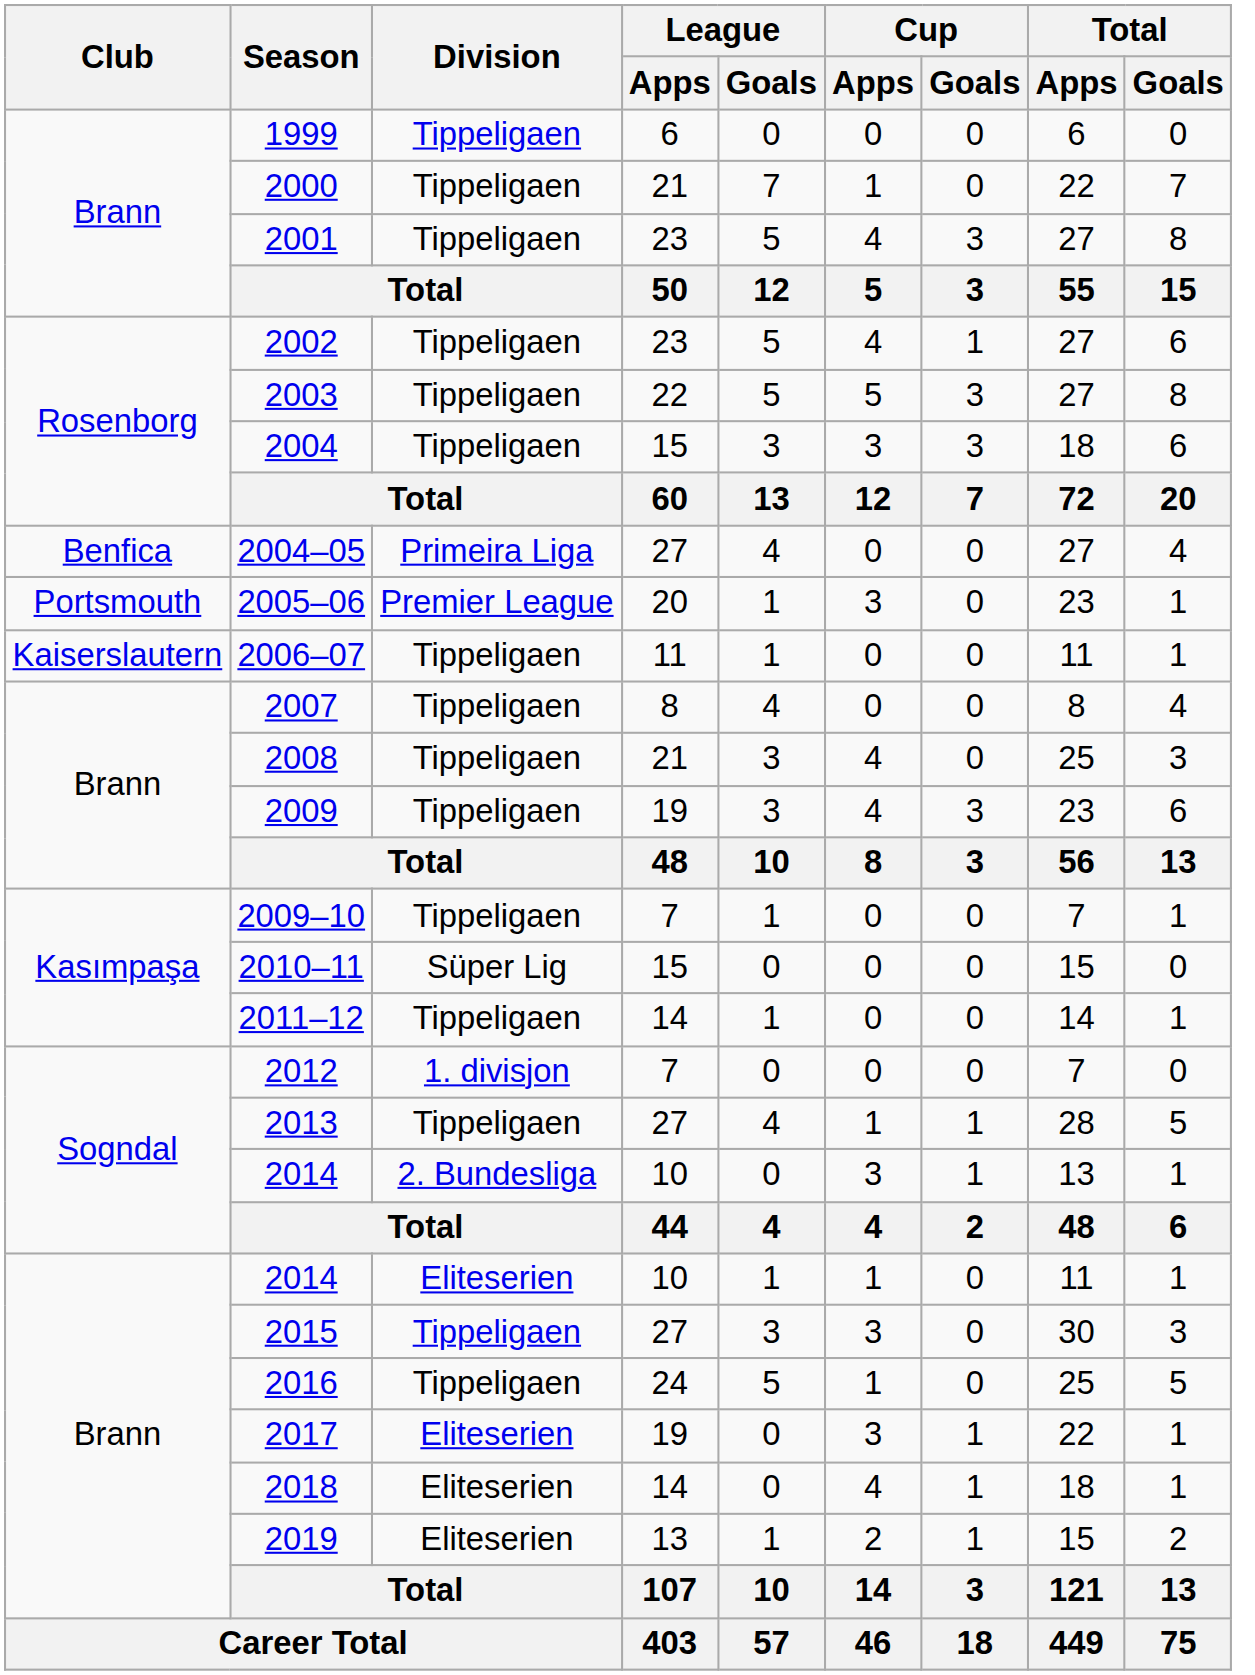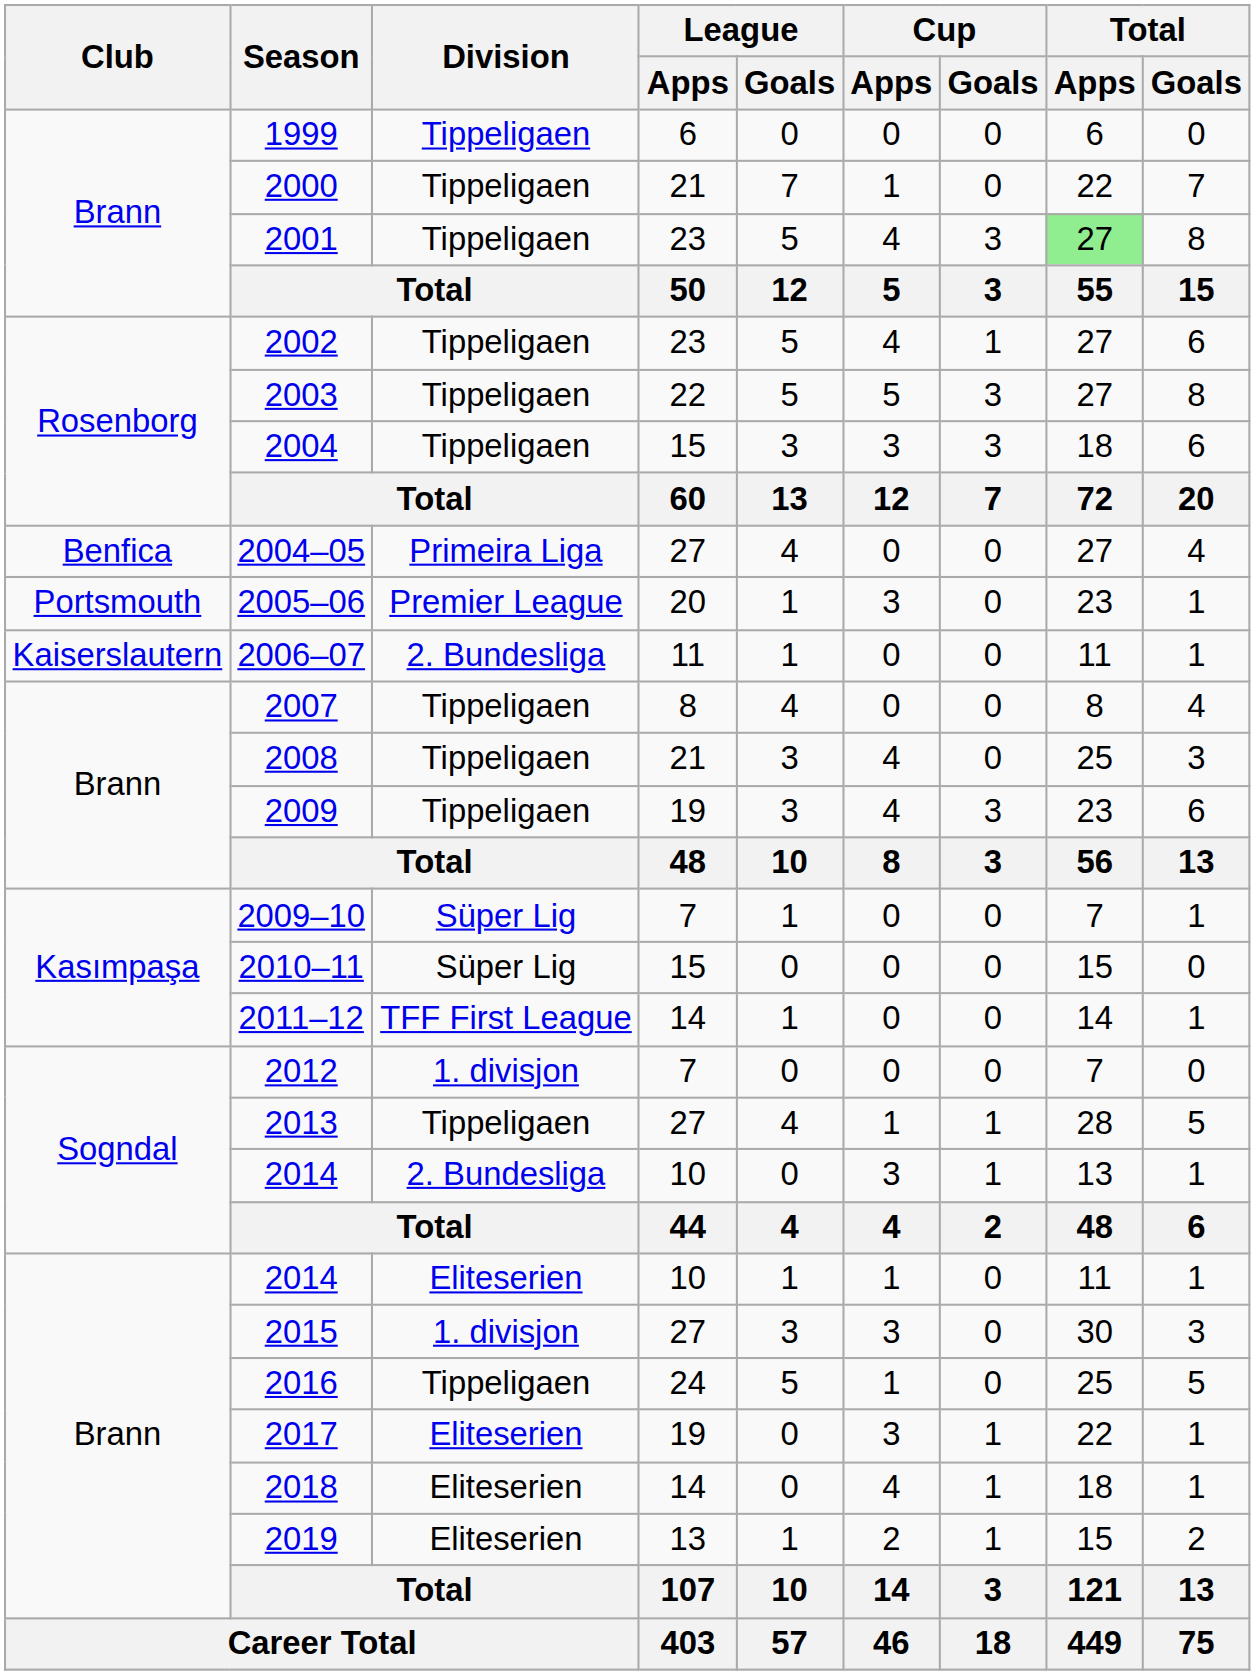(1076, 238) no background -> (1095, 238) lightgreen background
(497, 654) Tippeligaen -> (506, 654) 2. Bundesliga
(497, 914) Tippeligaen -> (506, 914) Süper Lig
(497, 1018) Tippeligaen -> (506, 1018) TFF First League
(497, 1330) Tippeligaen -> (506, 1330) 1. divisjon
